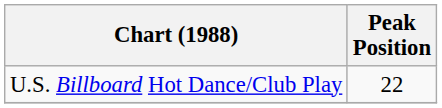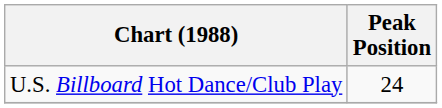(392, 84) 22 -> (392, 84) 24
